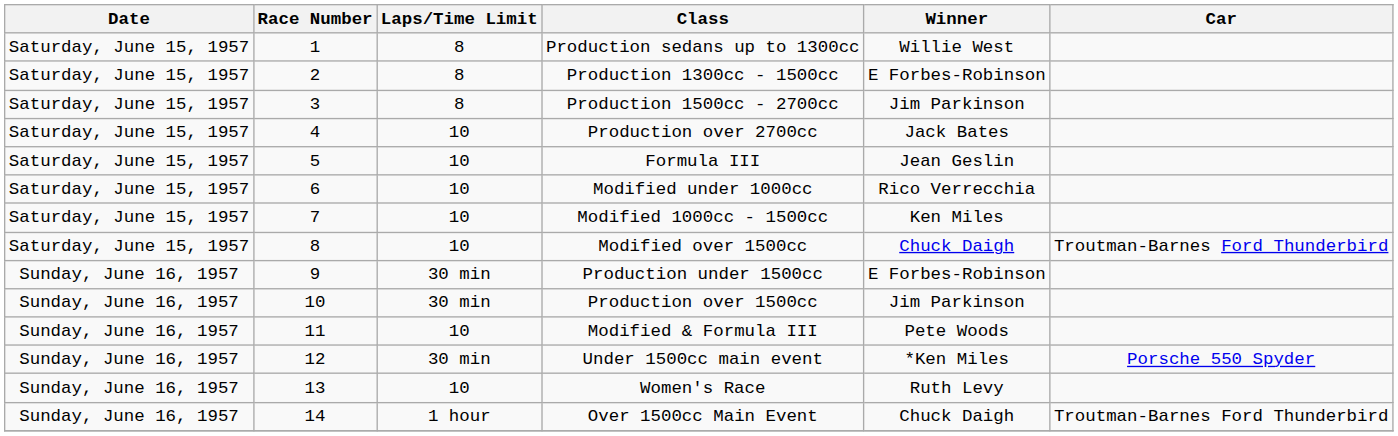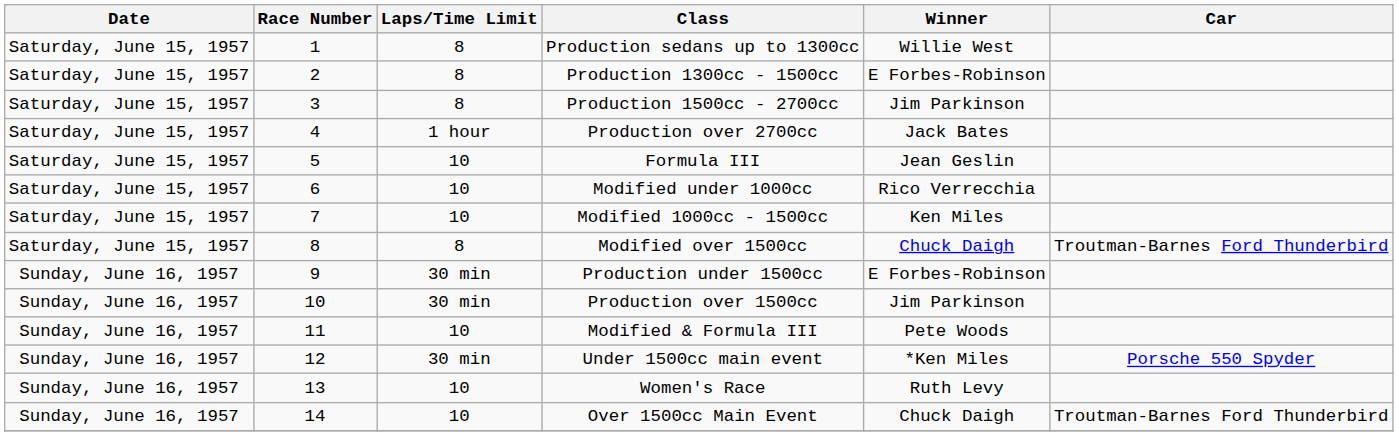(459, 132) 10 -> (459, 132) 1 hour
(459, 246) 10 -> (459, 246) 8
(459, 416) 1 hour -> (459, 416) 10
